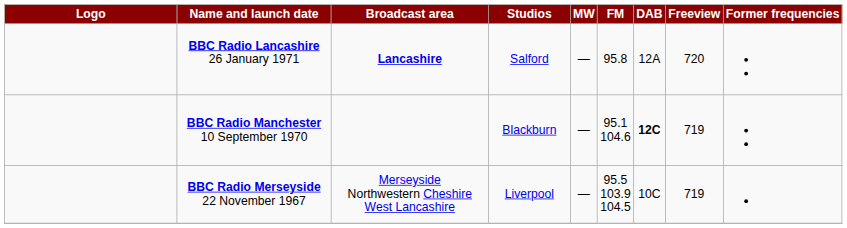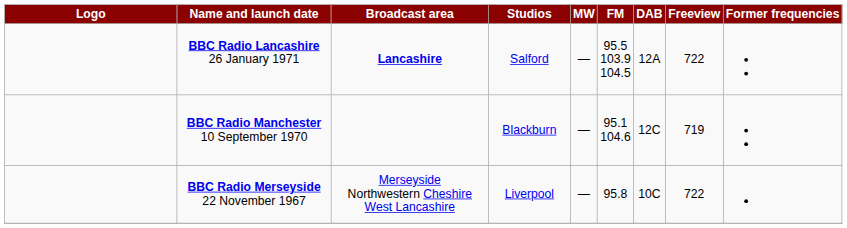(615, 59) 95.8 -> (615, 59) 95.5 103.9 104.5
(694, 59) 720 -> (694, 59) 722
(649, 130) bold -> (649, 130) normal
(615, 194) 95.5 103.9 104.5 -> (615, 194) 95.8
(694, 194) 719 -> (694, 194) 722
